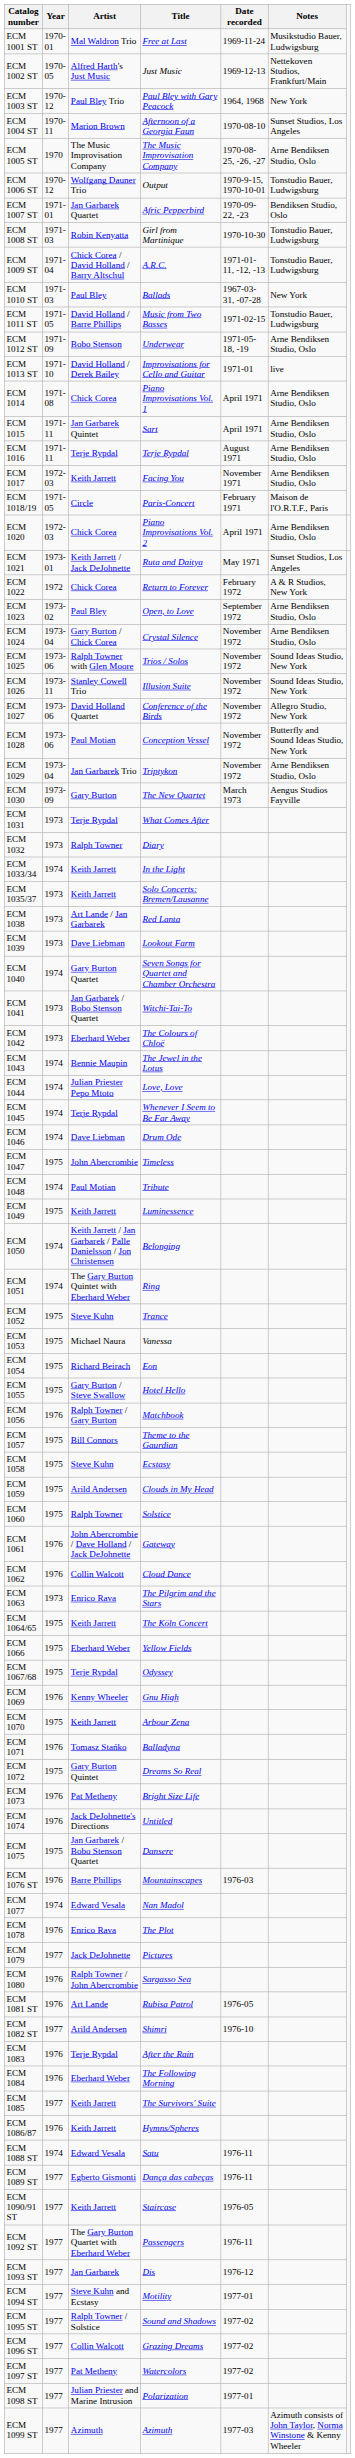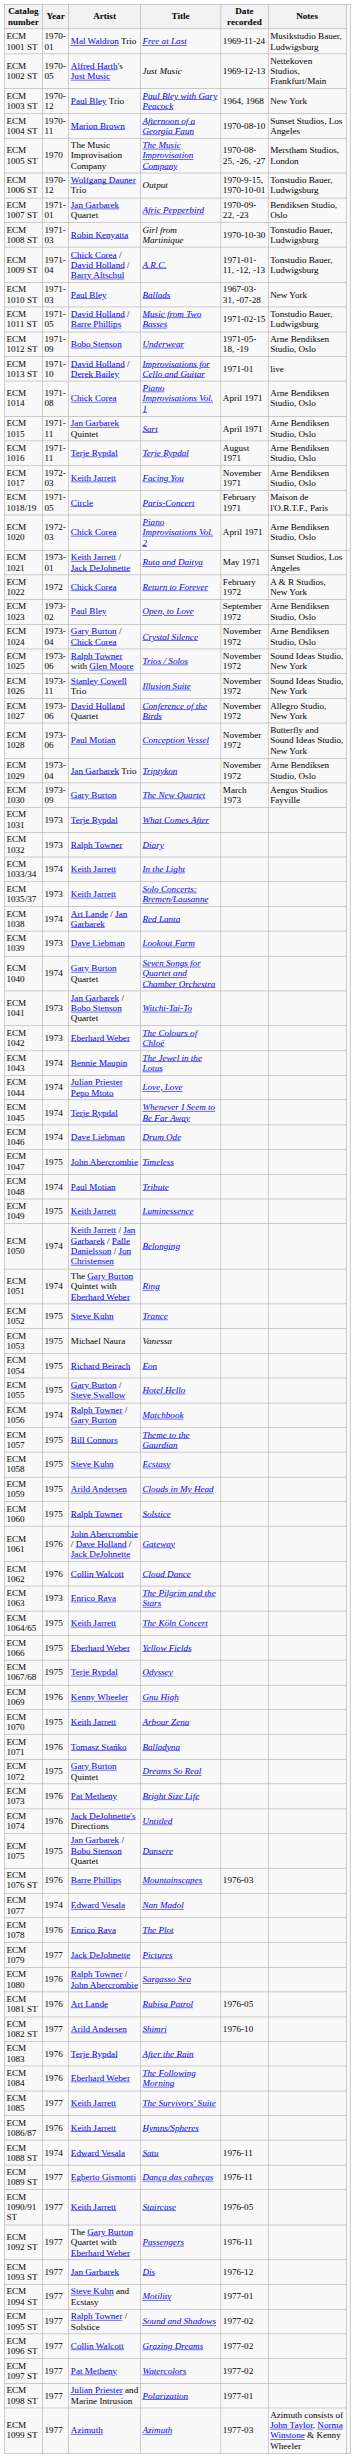(300, 155) Arne Bendiksen Studio, Oslo -> (305, 155) Merstham Studios, London
(54, 919) 1973 -> (54, 919) 1974
(54, 1415) 1976 -> (54, 1415) 1974
